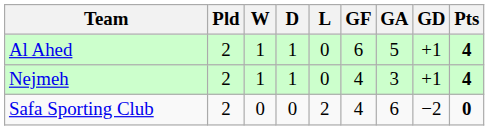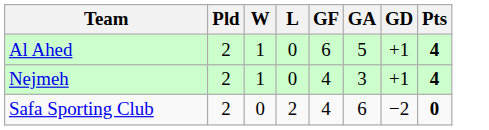- column: (292, 19)
